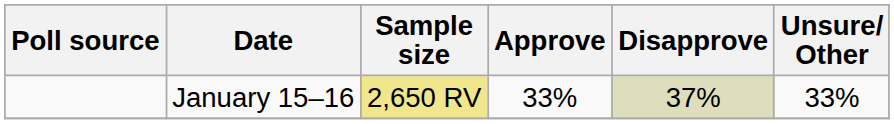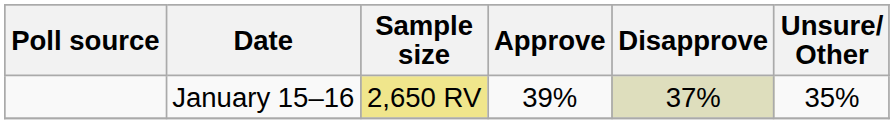(550, 97) 33% -> (550, 97) 39%
(832, 97) 33% -> (832, 97) 35%
